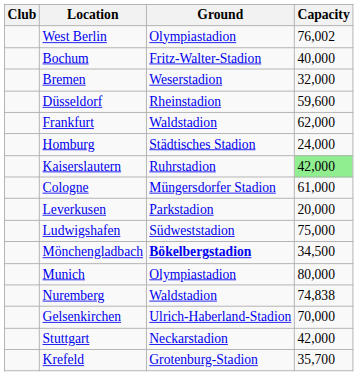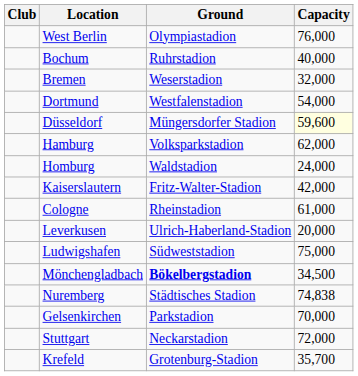(316, 36) 76,002 -> (316, 36) 76,000
(205, 58) Fritz-Walter-Stadion -> (183, 58) Ruhrstadion
+ row: (71, 101)
(185, 101) Rheinstadion -> (213, 123) Müngersdorfer Stadion
(316, 101) no background -> (316, 123) lightyellow background
- row: (68, 123)
+ row: (68, 144)
(202, 144) Städtisches Stadion -> (183, 166) Waldstadion
(183, 166) Ruhrstadion -> (205, 187) Fritz-Walter-Stadion
(316, 166) lightgreen background -> (316, 187) no background
(213, 187) Müngersdorfer Stadion -> (185, 209) Rheinstadion
(181, 209) Parkstadion -> (220, 230) Ulrich-Haberland-Stadion
- row: (64, 274)
(183, 295) Waldstadion -> (202, 295) Städtisches Stadion
(220, 317) Ulrich-Haberland-Stadion -> (181, 317) Parkstadion
(316, 338) 42,000 -> (316, 338) 72,000
